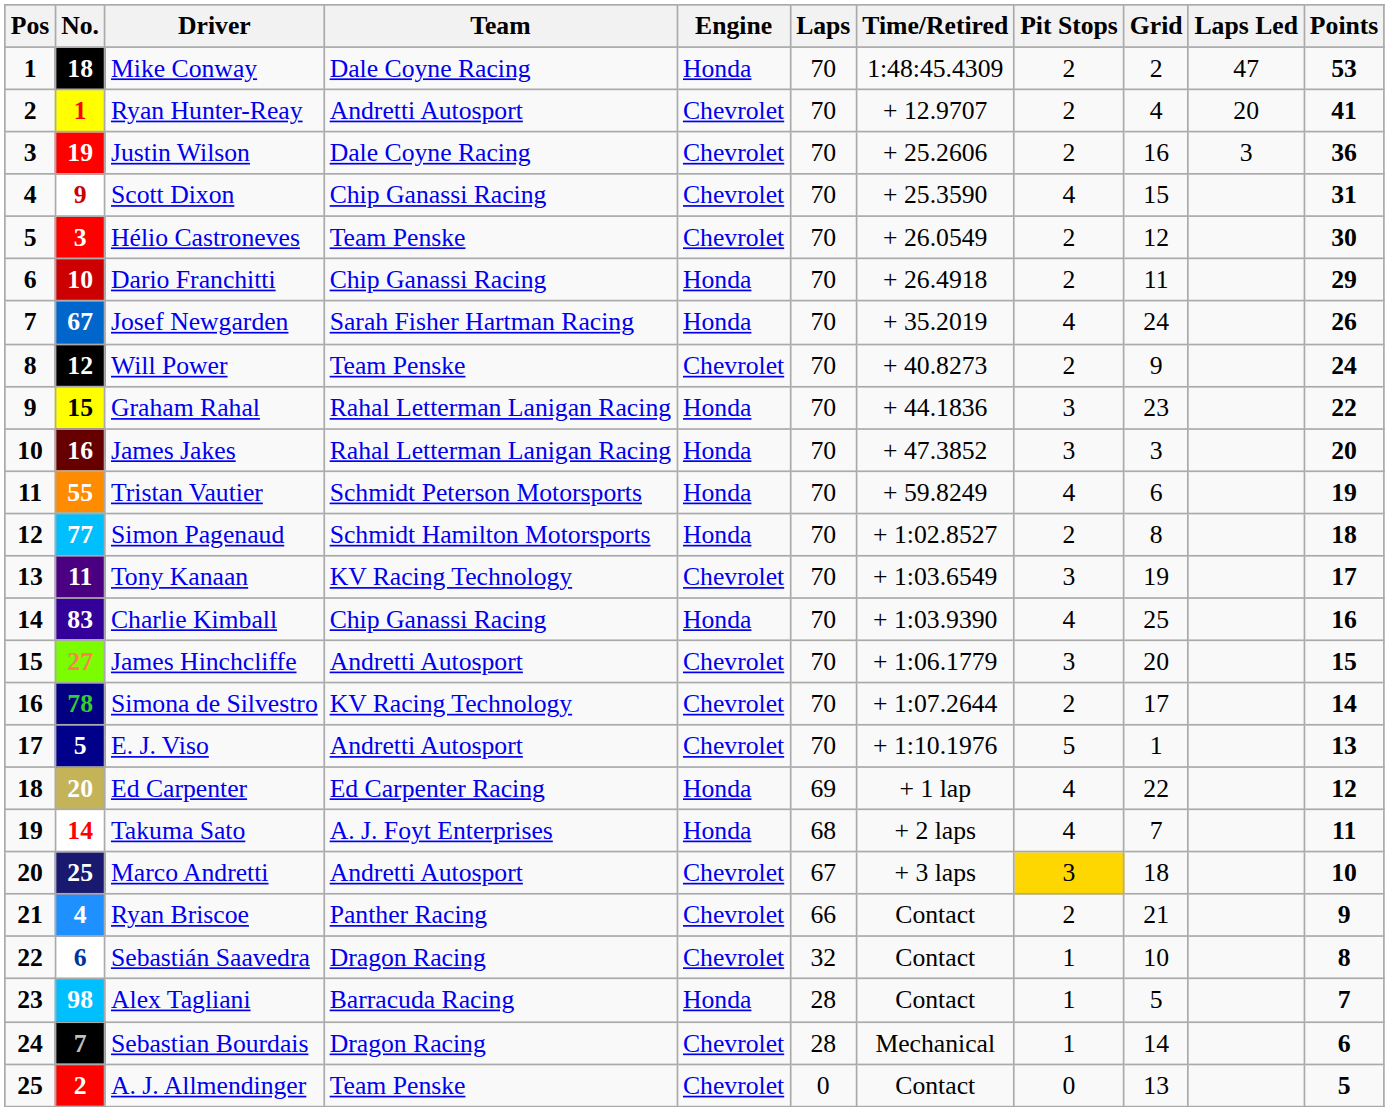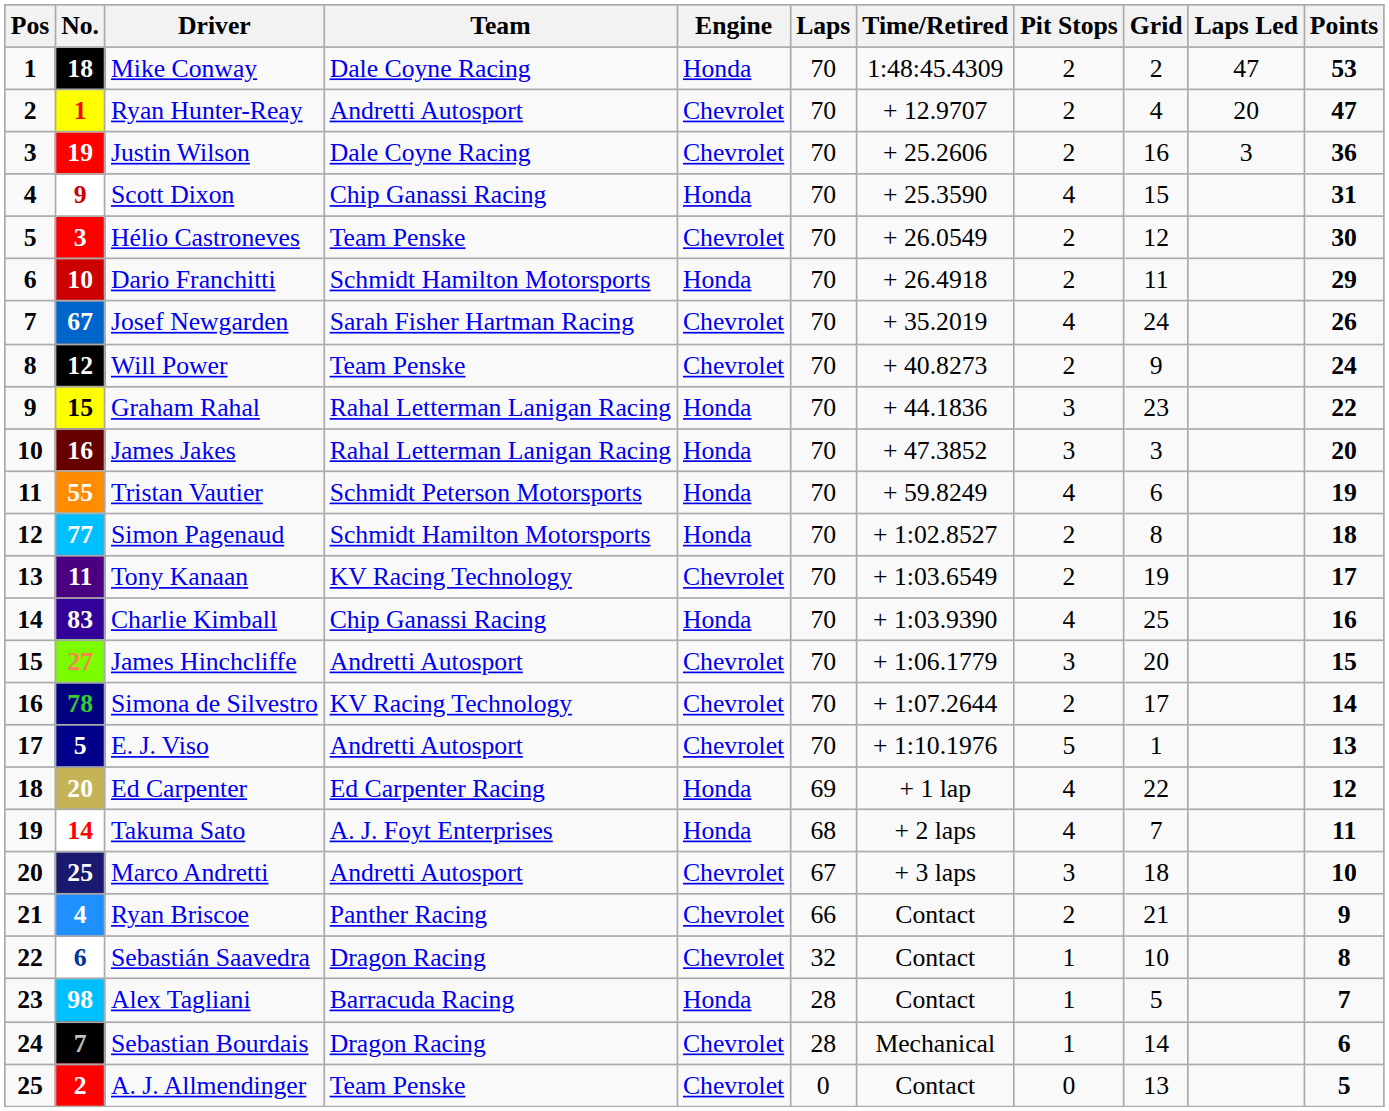(1344, 110) 41 -> (1344, 110) 47
(734, 195) Chevrolet -> (717, 195) Honda
(438, 279) Chip Ganassi Racing -> (490, 279) Schmidt Hamilton Motorsports
(717, 322) Honda -> (734, 322) Chevrolet
(1069, 576) 3 -> (1069, 576) 2
(1069, 872) gold background -> (1069, 872) no background
